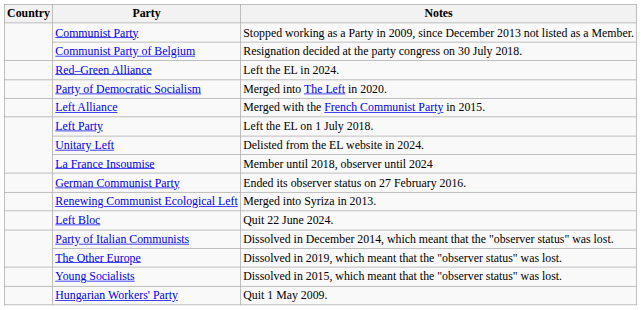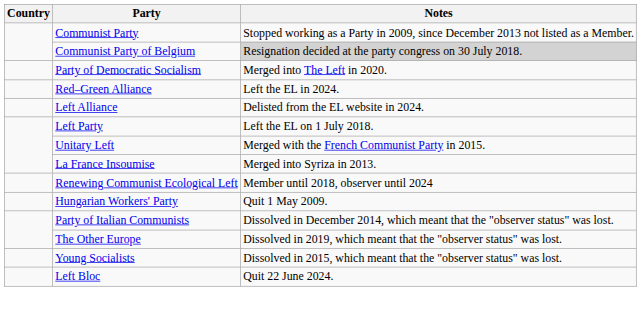(383, 51) no background -> (383, 51) lightgrey background
rows swapped: (128, 88) <-> (103, 70)
(364, 107) Merged with the French Communist Party in 2015. -> (334, 107) Delisted from the EL website in 2024.
(334, 145) Delisted from the EL website in 2024. -> (364, 145) Merged with the French Communist Party in 2015.
(338, 164) Member until 2018, observer until 2024 -> (310, 164) Merged into Syriza in 2013.
- row: (117, 182)
(310, 201) Merged into Syriza in 2013. -> (338, 182) Member until 2018, observer until 2024
rows swapped: (117, 295) <-> (78, 220)
